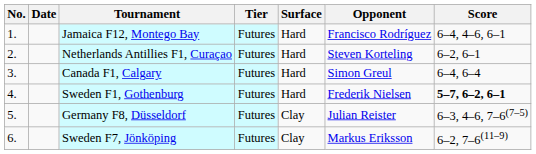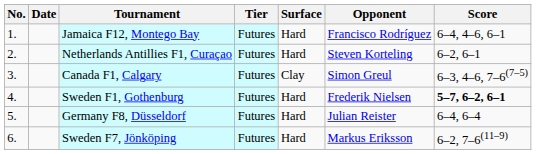(293, 73) Hard -> (293, 75) Clay
(459, 73) 6–4, 6–4 -> (483, 75) 6–3, 4–6, 7–6(7–5)
(293, 115) Clay -> (293, 116) Hard
(483, 115) 6–3, 4–6, 7–6(7–5) -> (459, 116) 6–4, 6–4
(293, 138) Clay -> (293, 138) Hard
